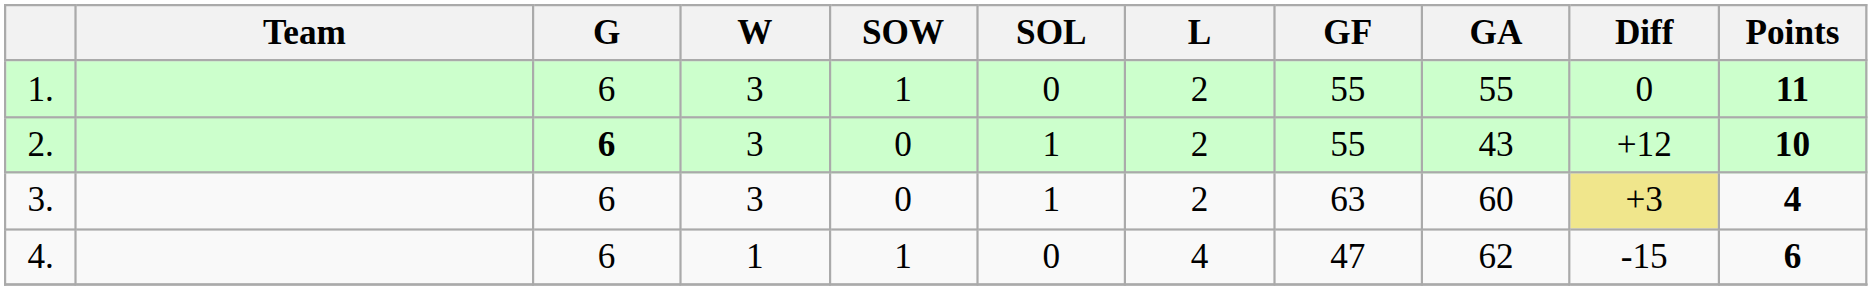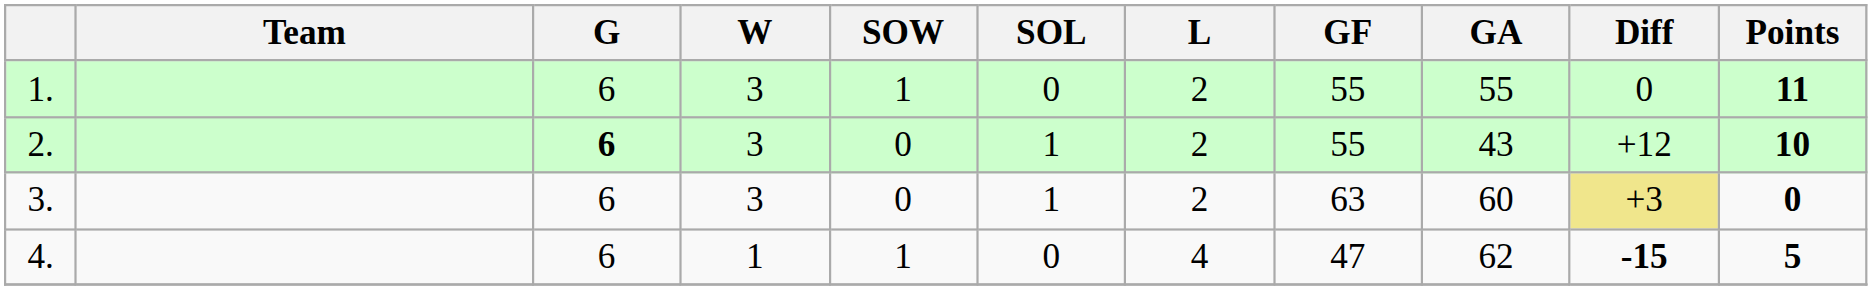(1792, 199) 4 -> (1792, 199) 0
(1644, 255) normal -> (1644, 255) bold
(1792, 255) 6 -> (1792, 255) 5
